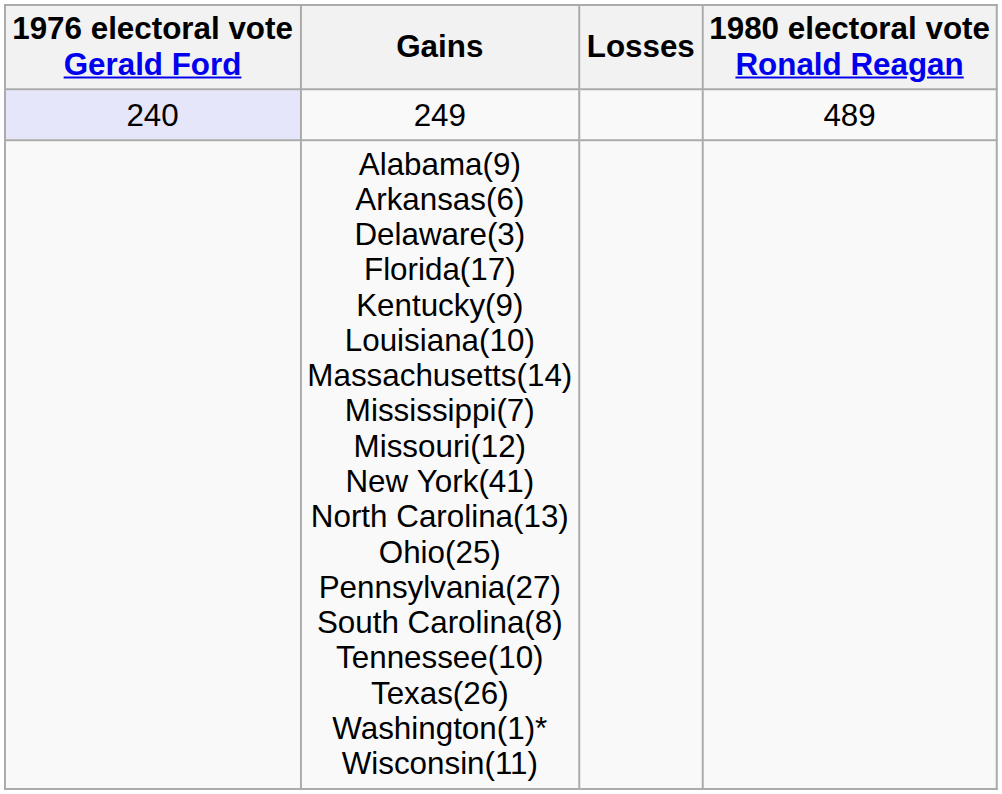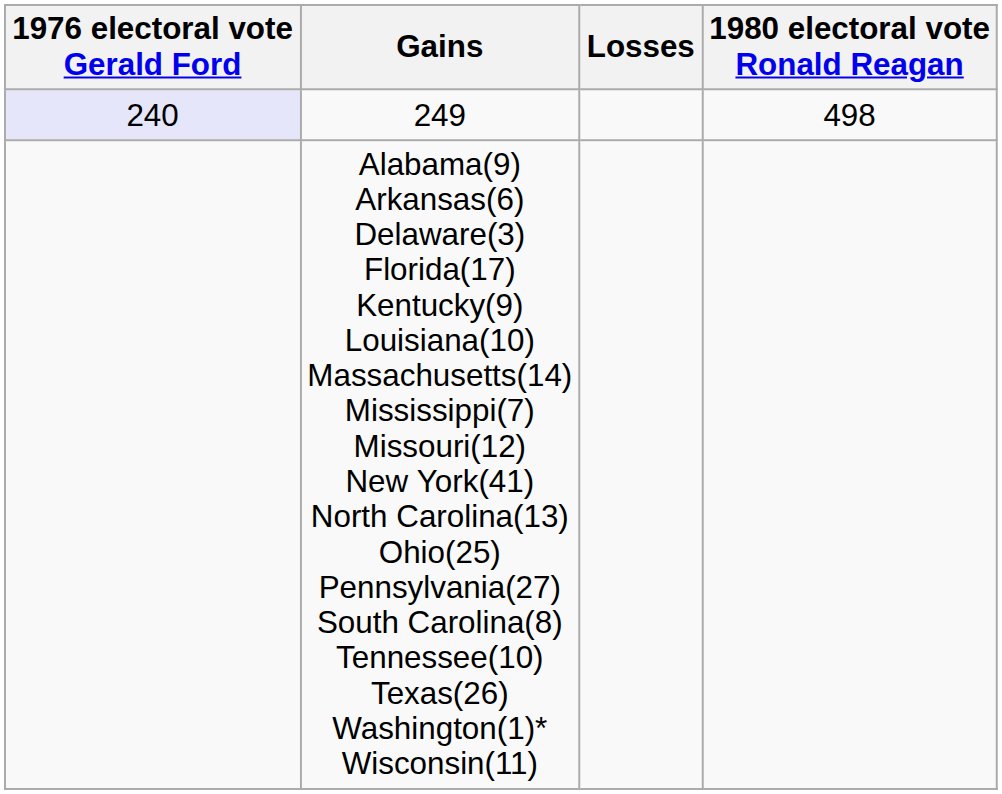(850, 114) 489 -> (850, 114) 498
